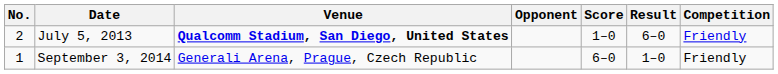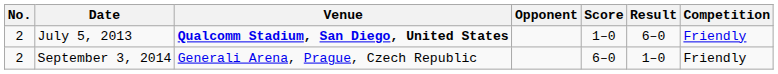(19, 58) 1 -> (19, 58) 2
